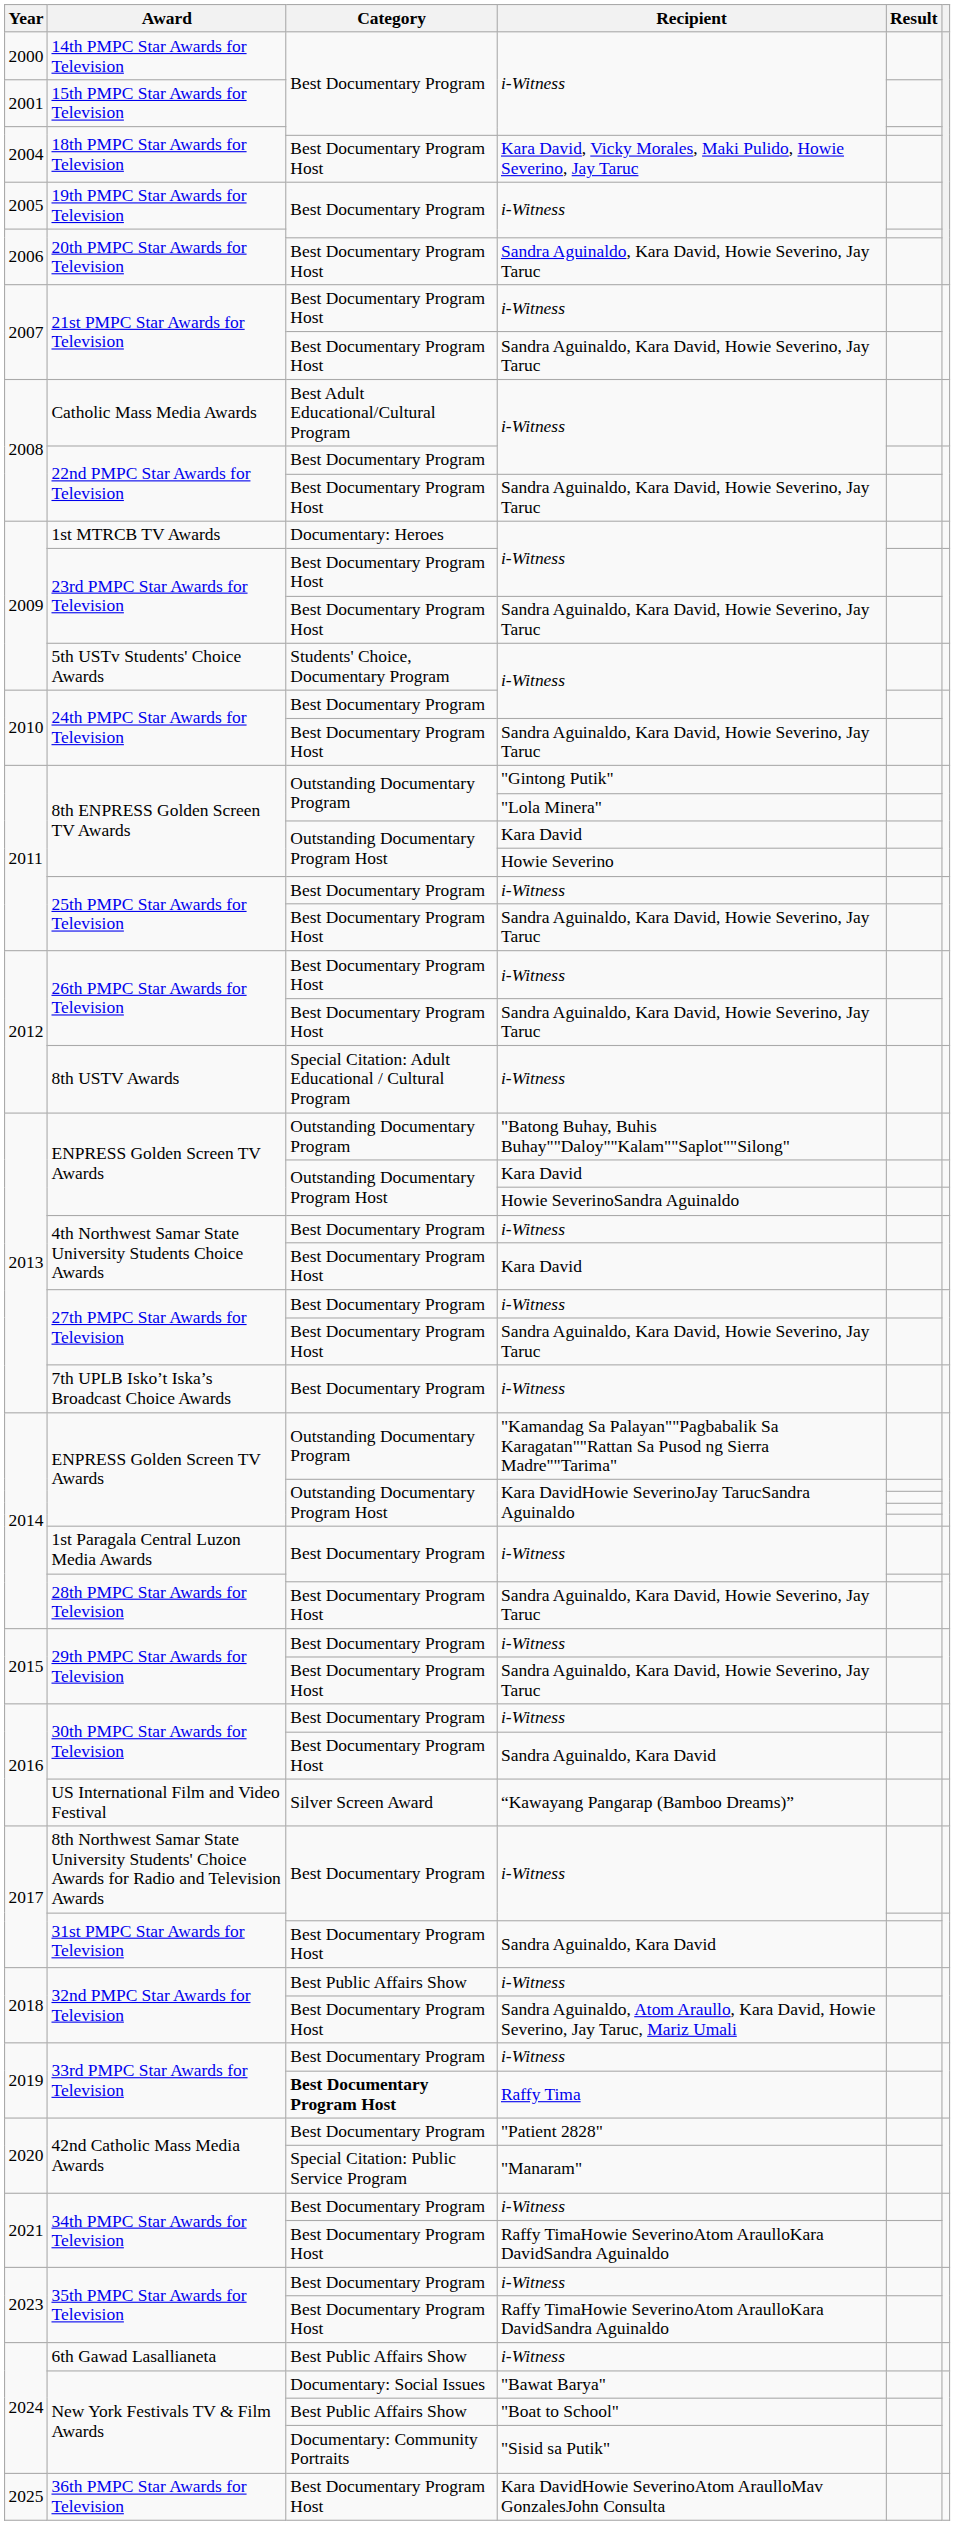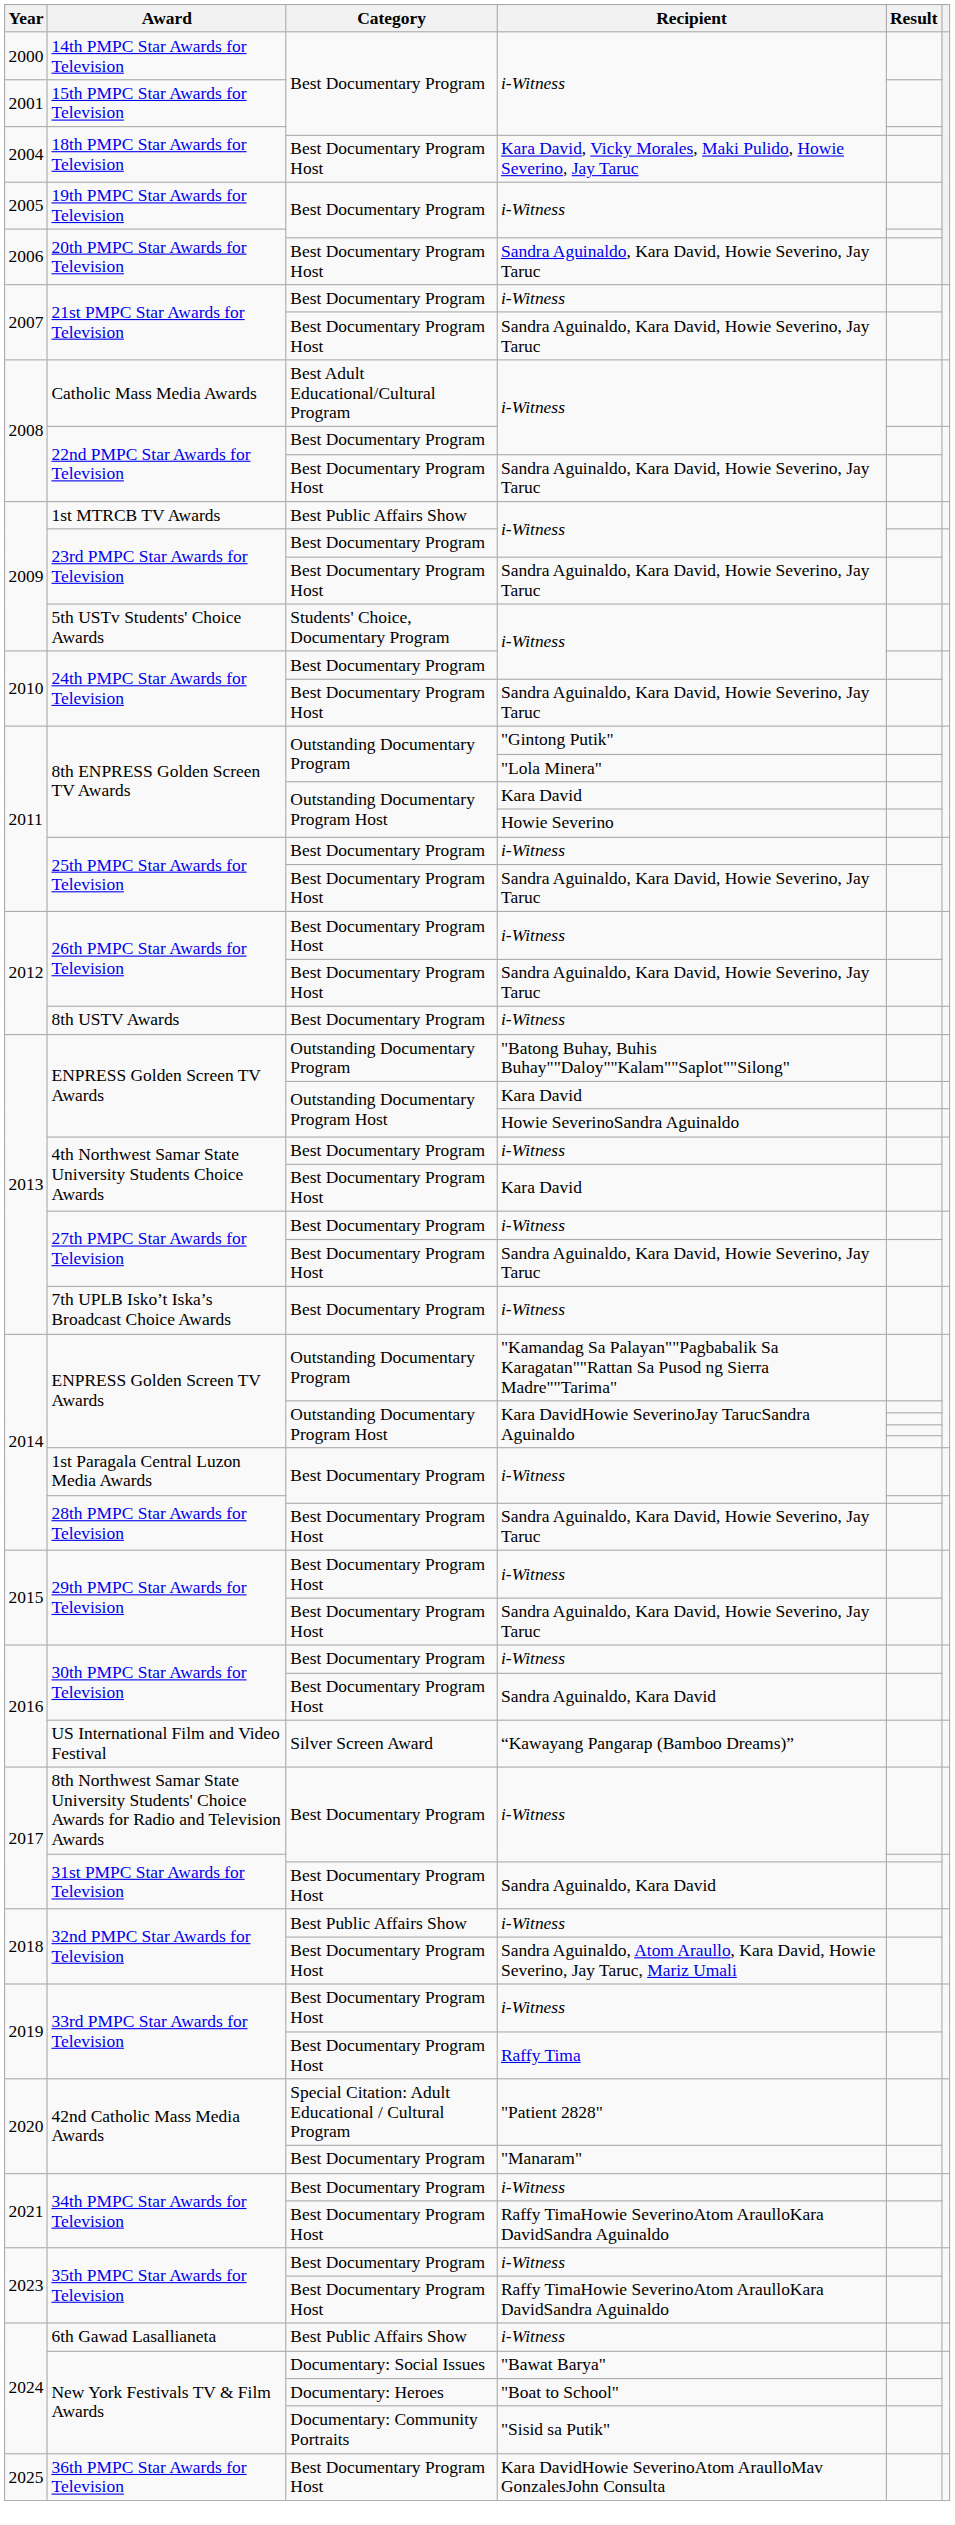(388, 308) Best Documentary Program Host -> (388, 298) Best Documentary Program
(367, 534) Documentary: Heroes -> (379, 515) Best Public Affairs Show
(388, 572) Best Documentary Program Host -> (388, 542) Best Documentary Program
(370, 1079) Special Citation: Adult Educational / Cultural Program -> (388, 1020) Best Documentary Program
(388, 1642) Best Documentary Program -> (388, 1574) Best Documentary Program Host
(388, 2056) Best Documentary Program -> (388, 2007) Best Documentary Program Host
(359, 2094) bold -> (388, 2054) normal
(388, 2131) Best Documentary Program -> (370, 2112) Special Citation: Adult Educational / Cultural Program
(373, 2169) Special Citation: Public Service Program -> (388, 2159) Best Documentary Program
(379, 2411) Best Public Affairs Show -> (367, 2392) Documentary: Heroes
